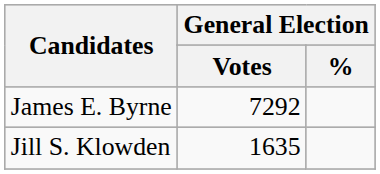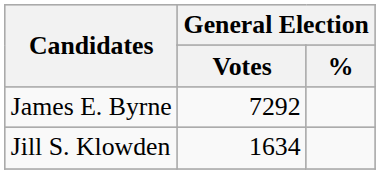(275, 147) 1635 -> (275, 147) 1634
